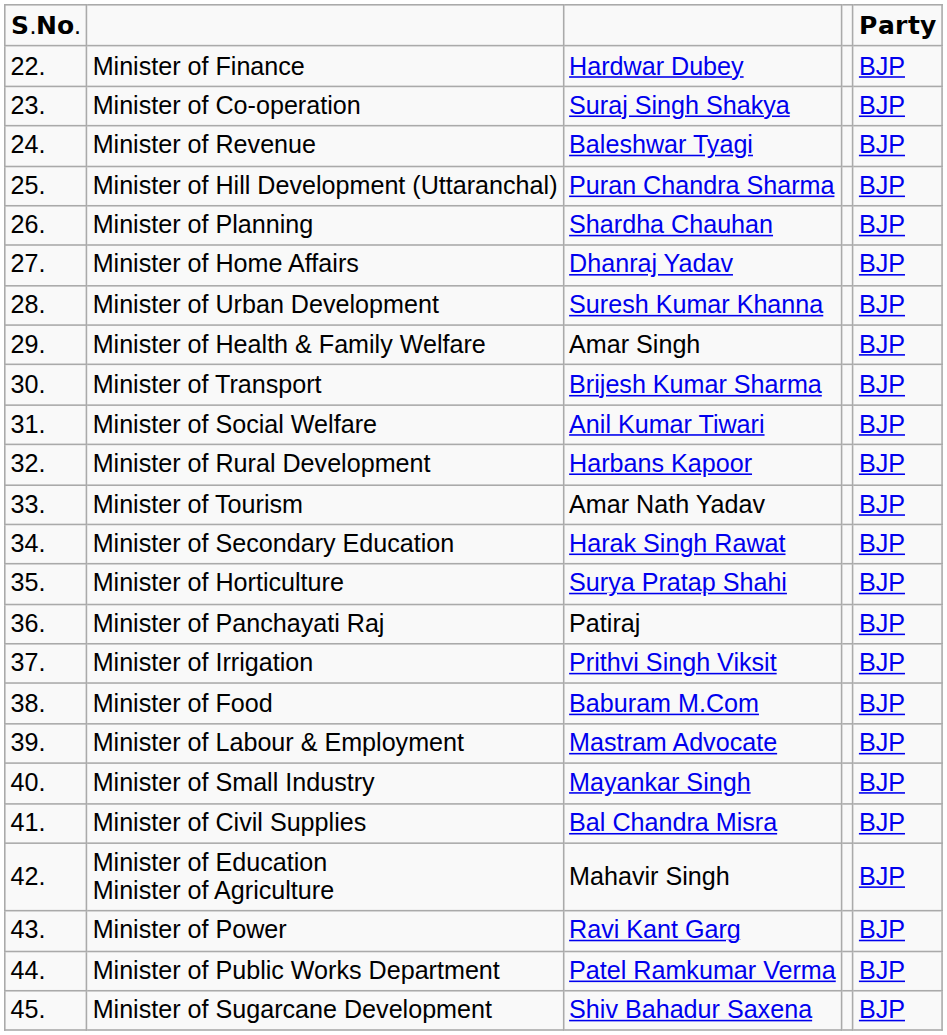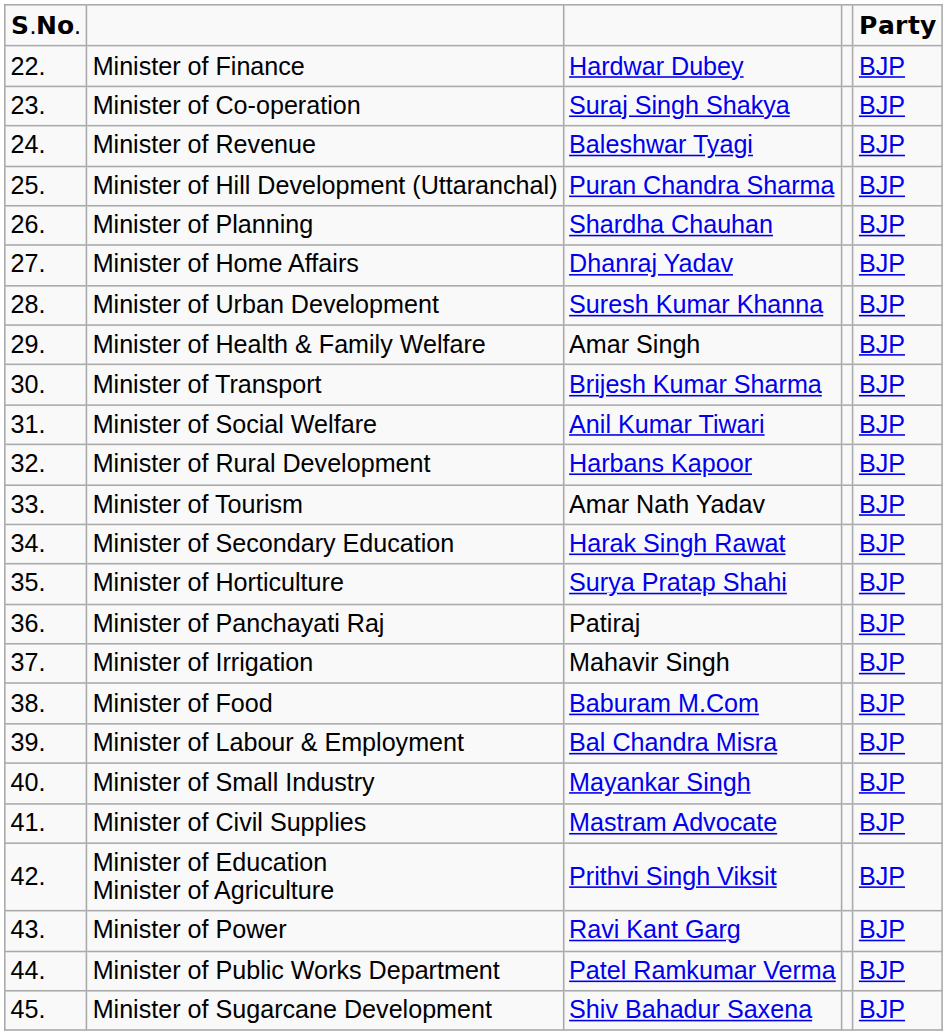(673, 663) Prithvi Singh Viksit -> (649, 663) Mahavir Singh
(673, 743) Mastram Advocate -> (673, 743) Bal Chandra Misra
(673, 822) Bal Chandra Misra -> (673, 822) Mastram Advocate
(649, 876) Mahavir Singh -> (673, 876) Prithvi Singh Viksit
